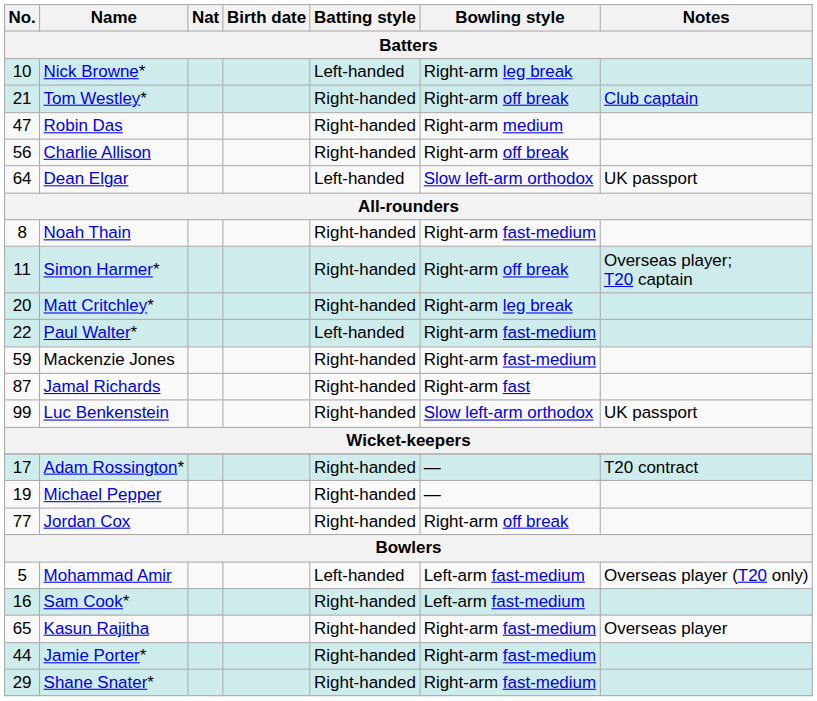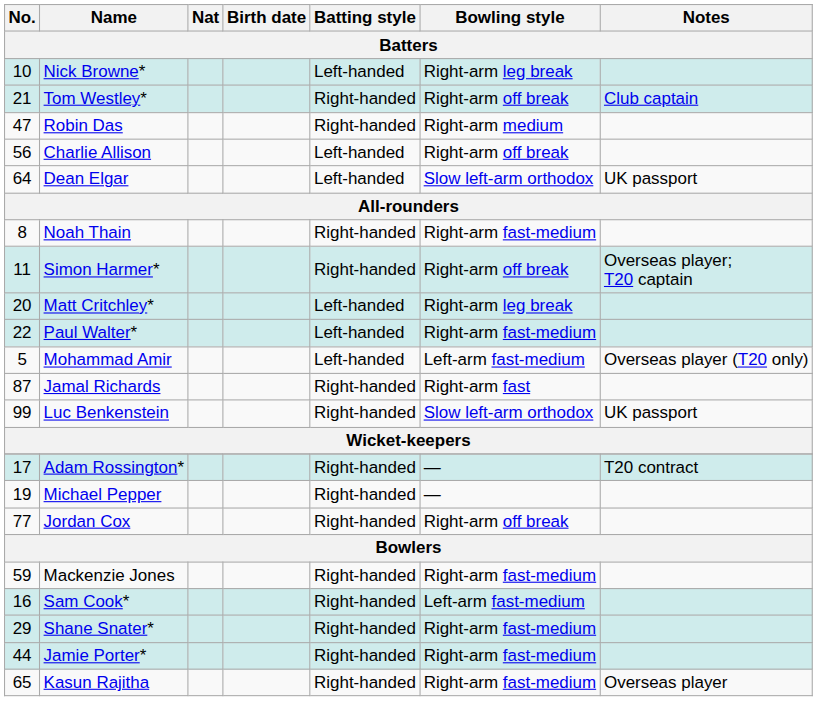(365, 152) Right-handed -> (359, 152) Left-handed
(365, 306) Right-handed -> (359, 306) Left-handed
rows swapped: (109, 359) <-> (110, 574)
rows swapped: (101, 682) <-> (99, 628)
